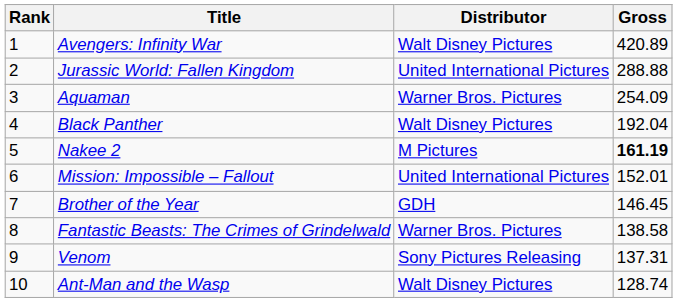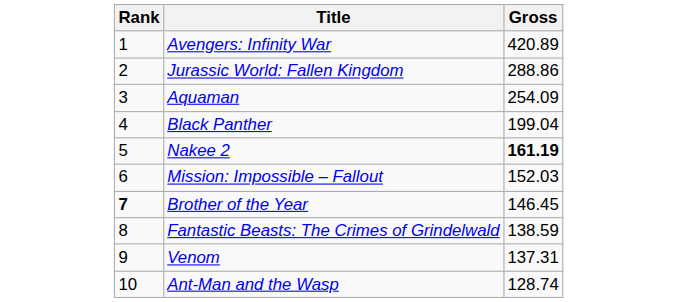- column: (504, 17)
(642, 71) 288.88 -> (533, 71) 288.86
(642, 124) 192.04 -> (533, 124) 199.04
(642, 177) 152.01 -> (533, 177) 152.03
(14, 204) normal -> (123, 204) bold
(642, 230) 138.58 -> (533, 230) 138.59
